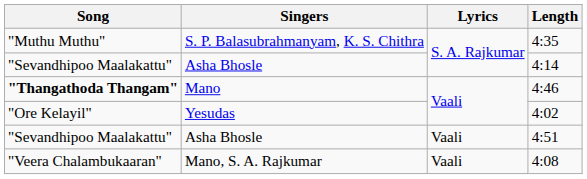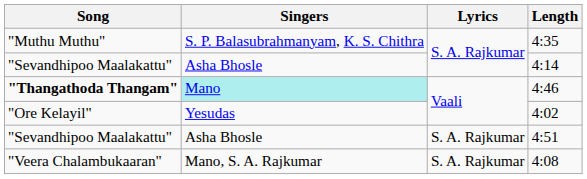(203, 88) no background -> (203, 88) paleturquoise background
(447, 137) Vaali -> (478, 137) S. A. Rajkumar
(447, 161) Vaali -> (478, 161) S. A. Rajkumar
